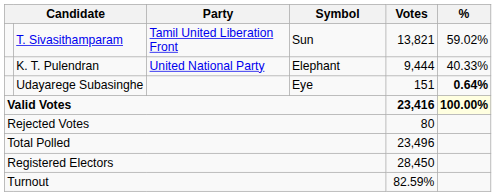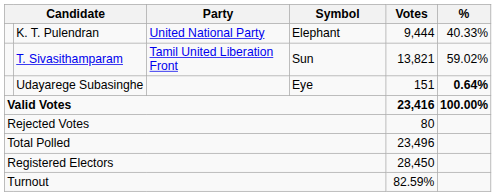rows swapped: (70, 40) <-> (58, 66)
(464, 104) lightyellow background -> (464, 104) no background
